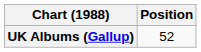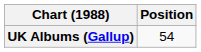(167, 36) 52 -> (167, 36) 54
